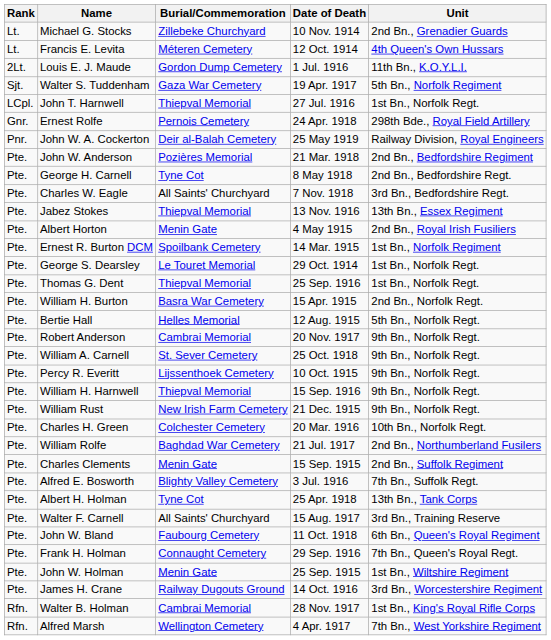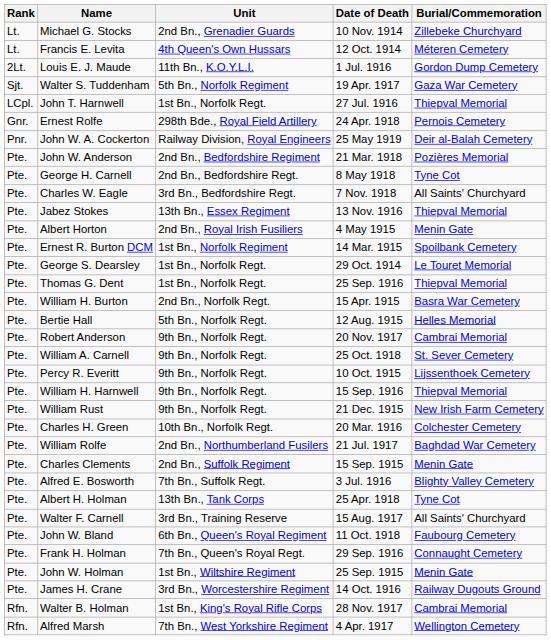columns swapped: (457, 13) <-> (223, 13)
